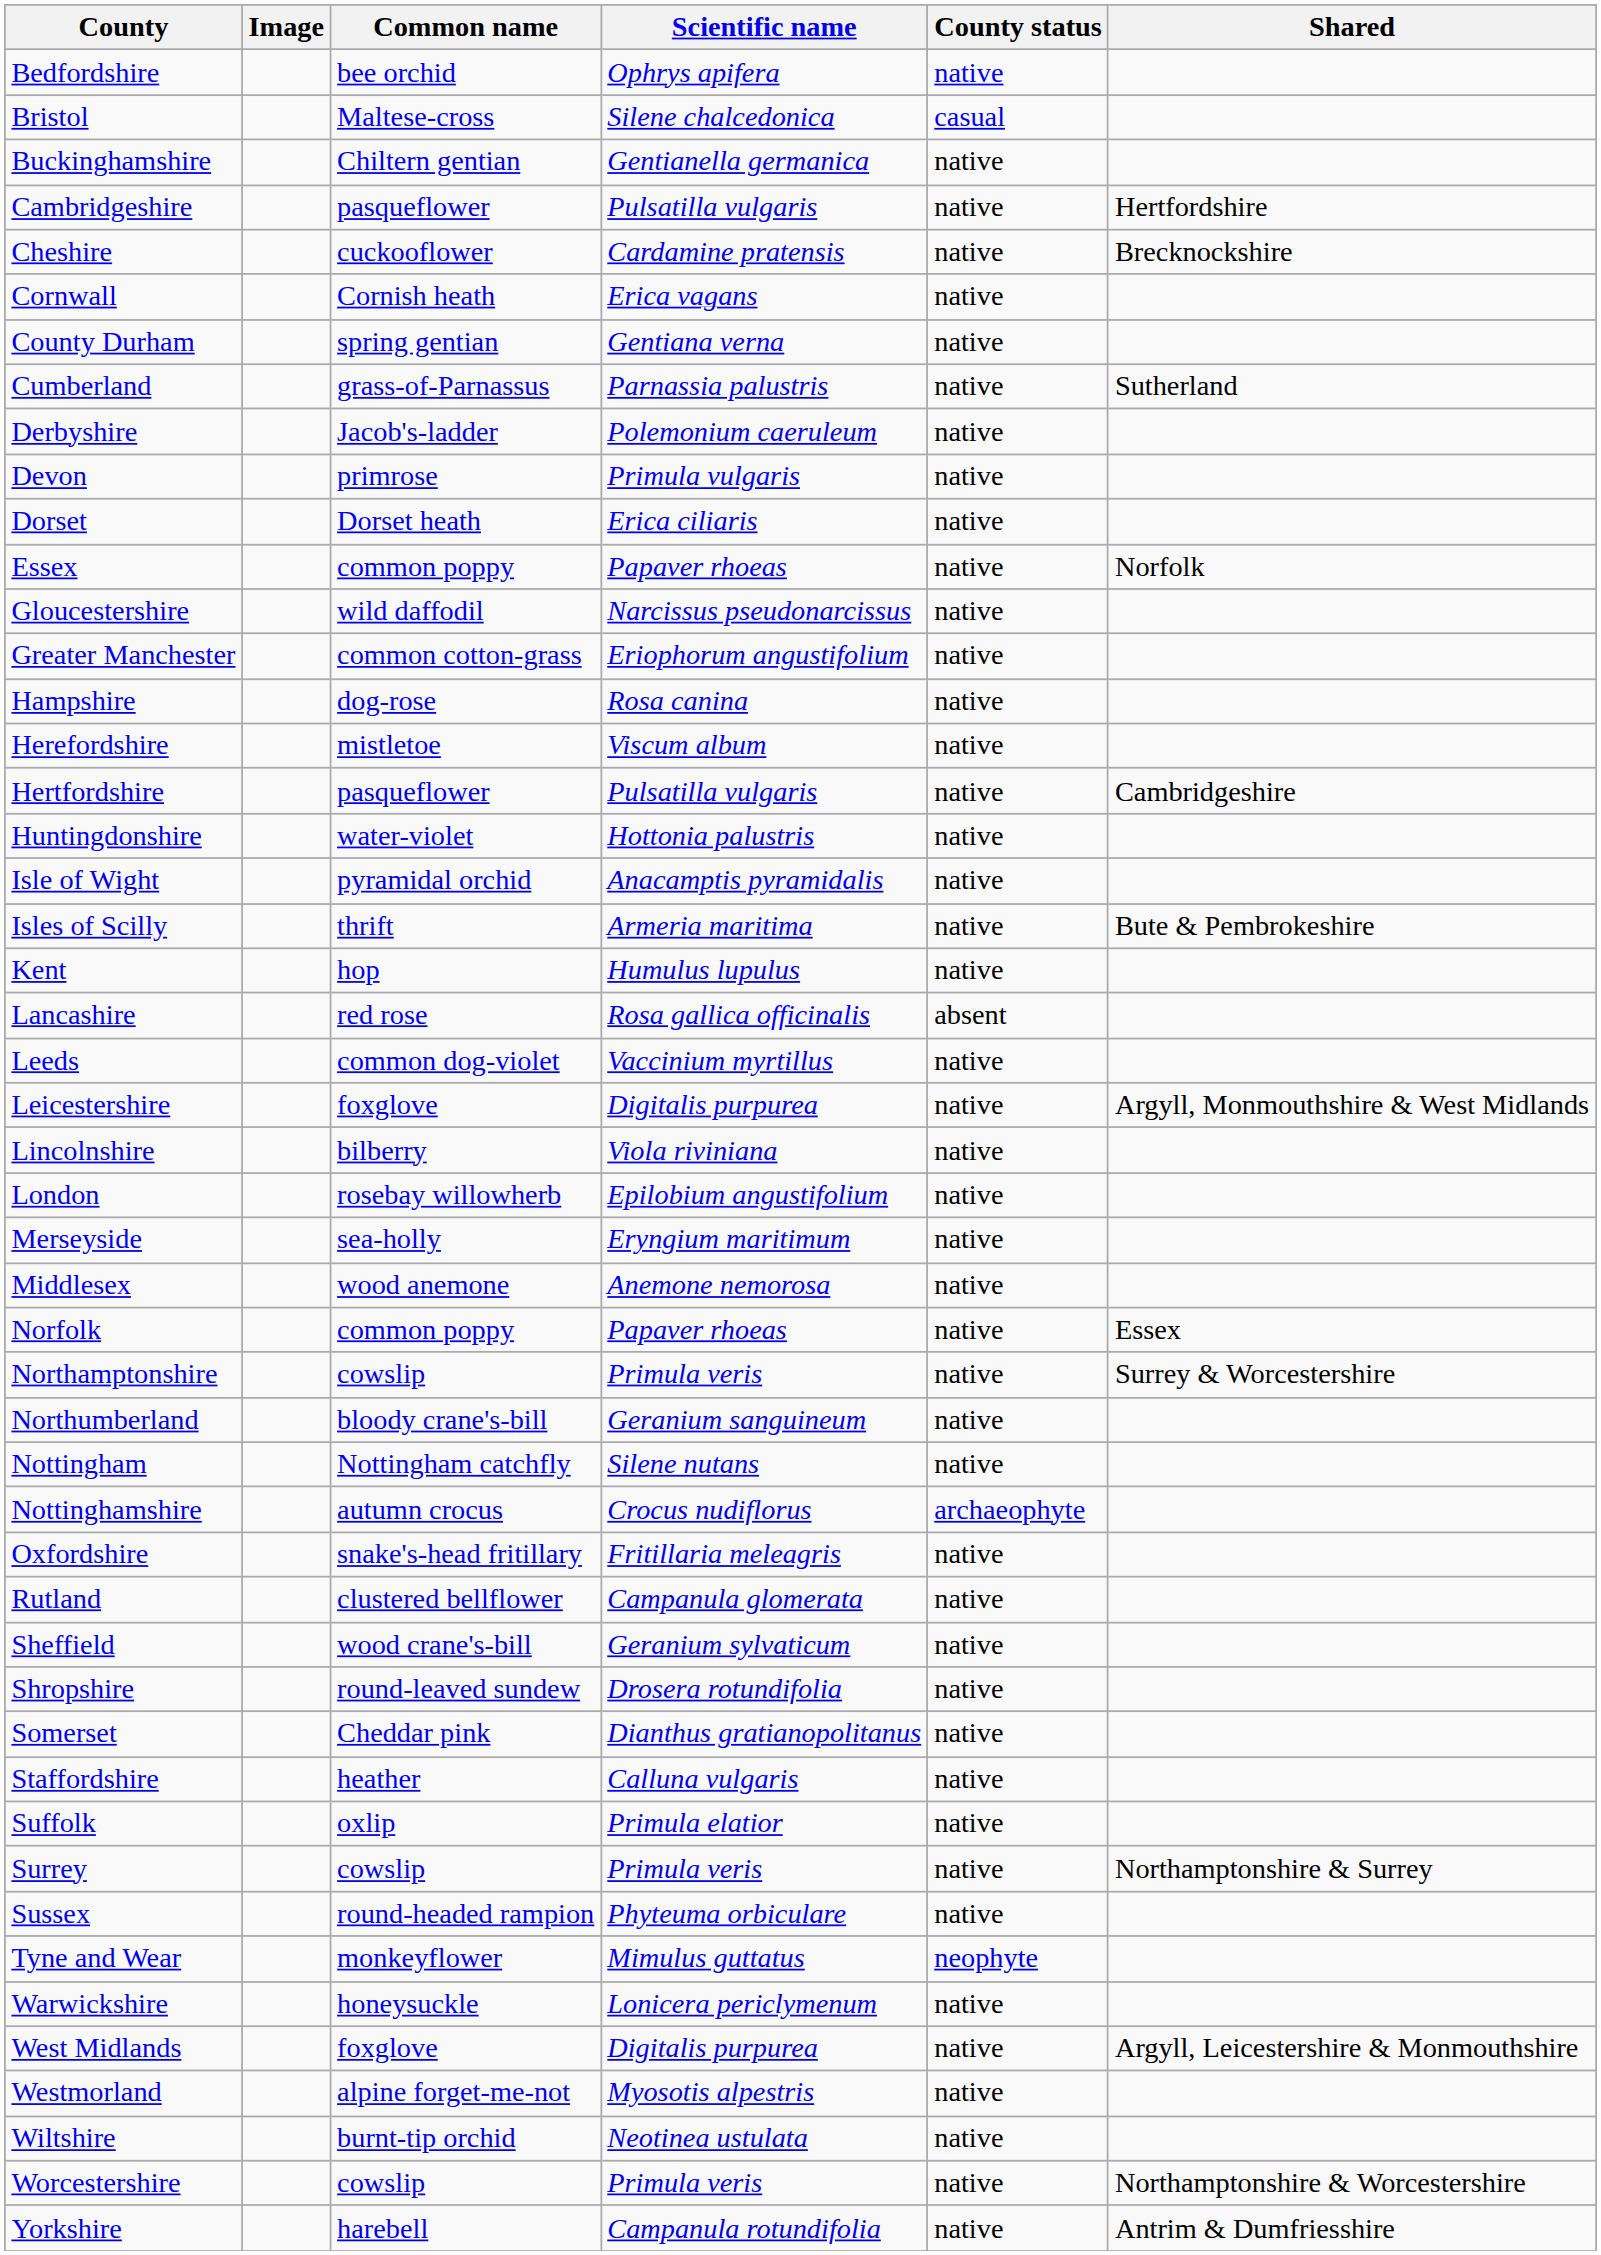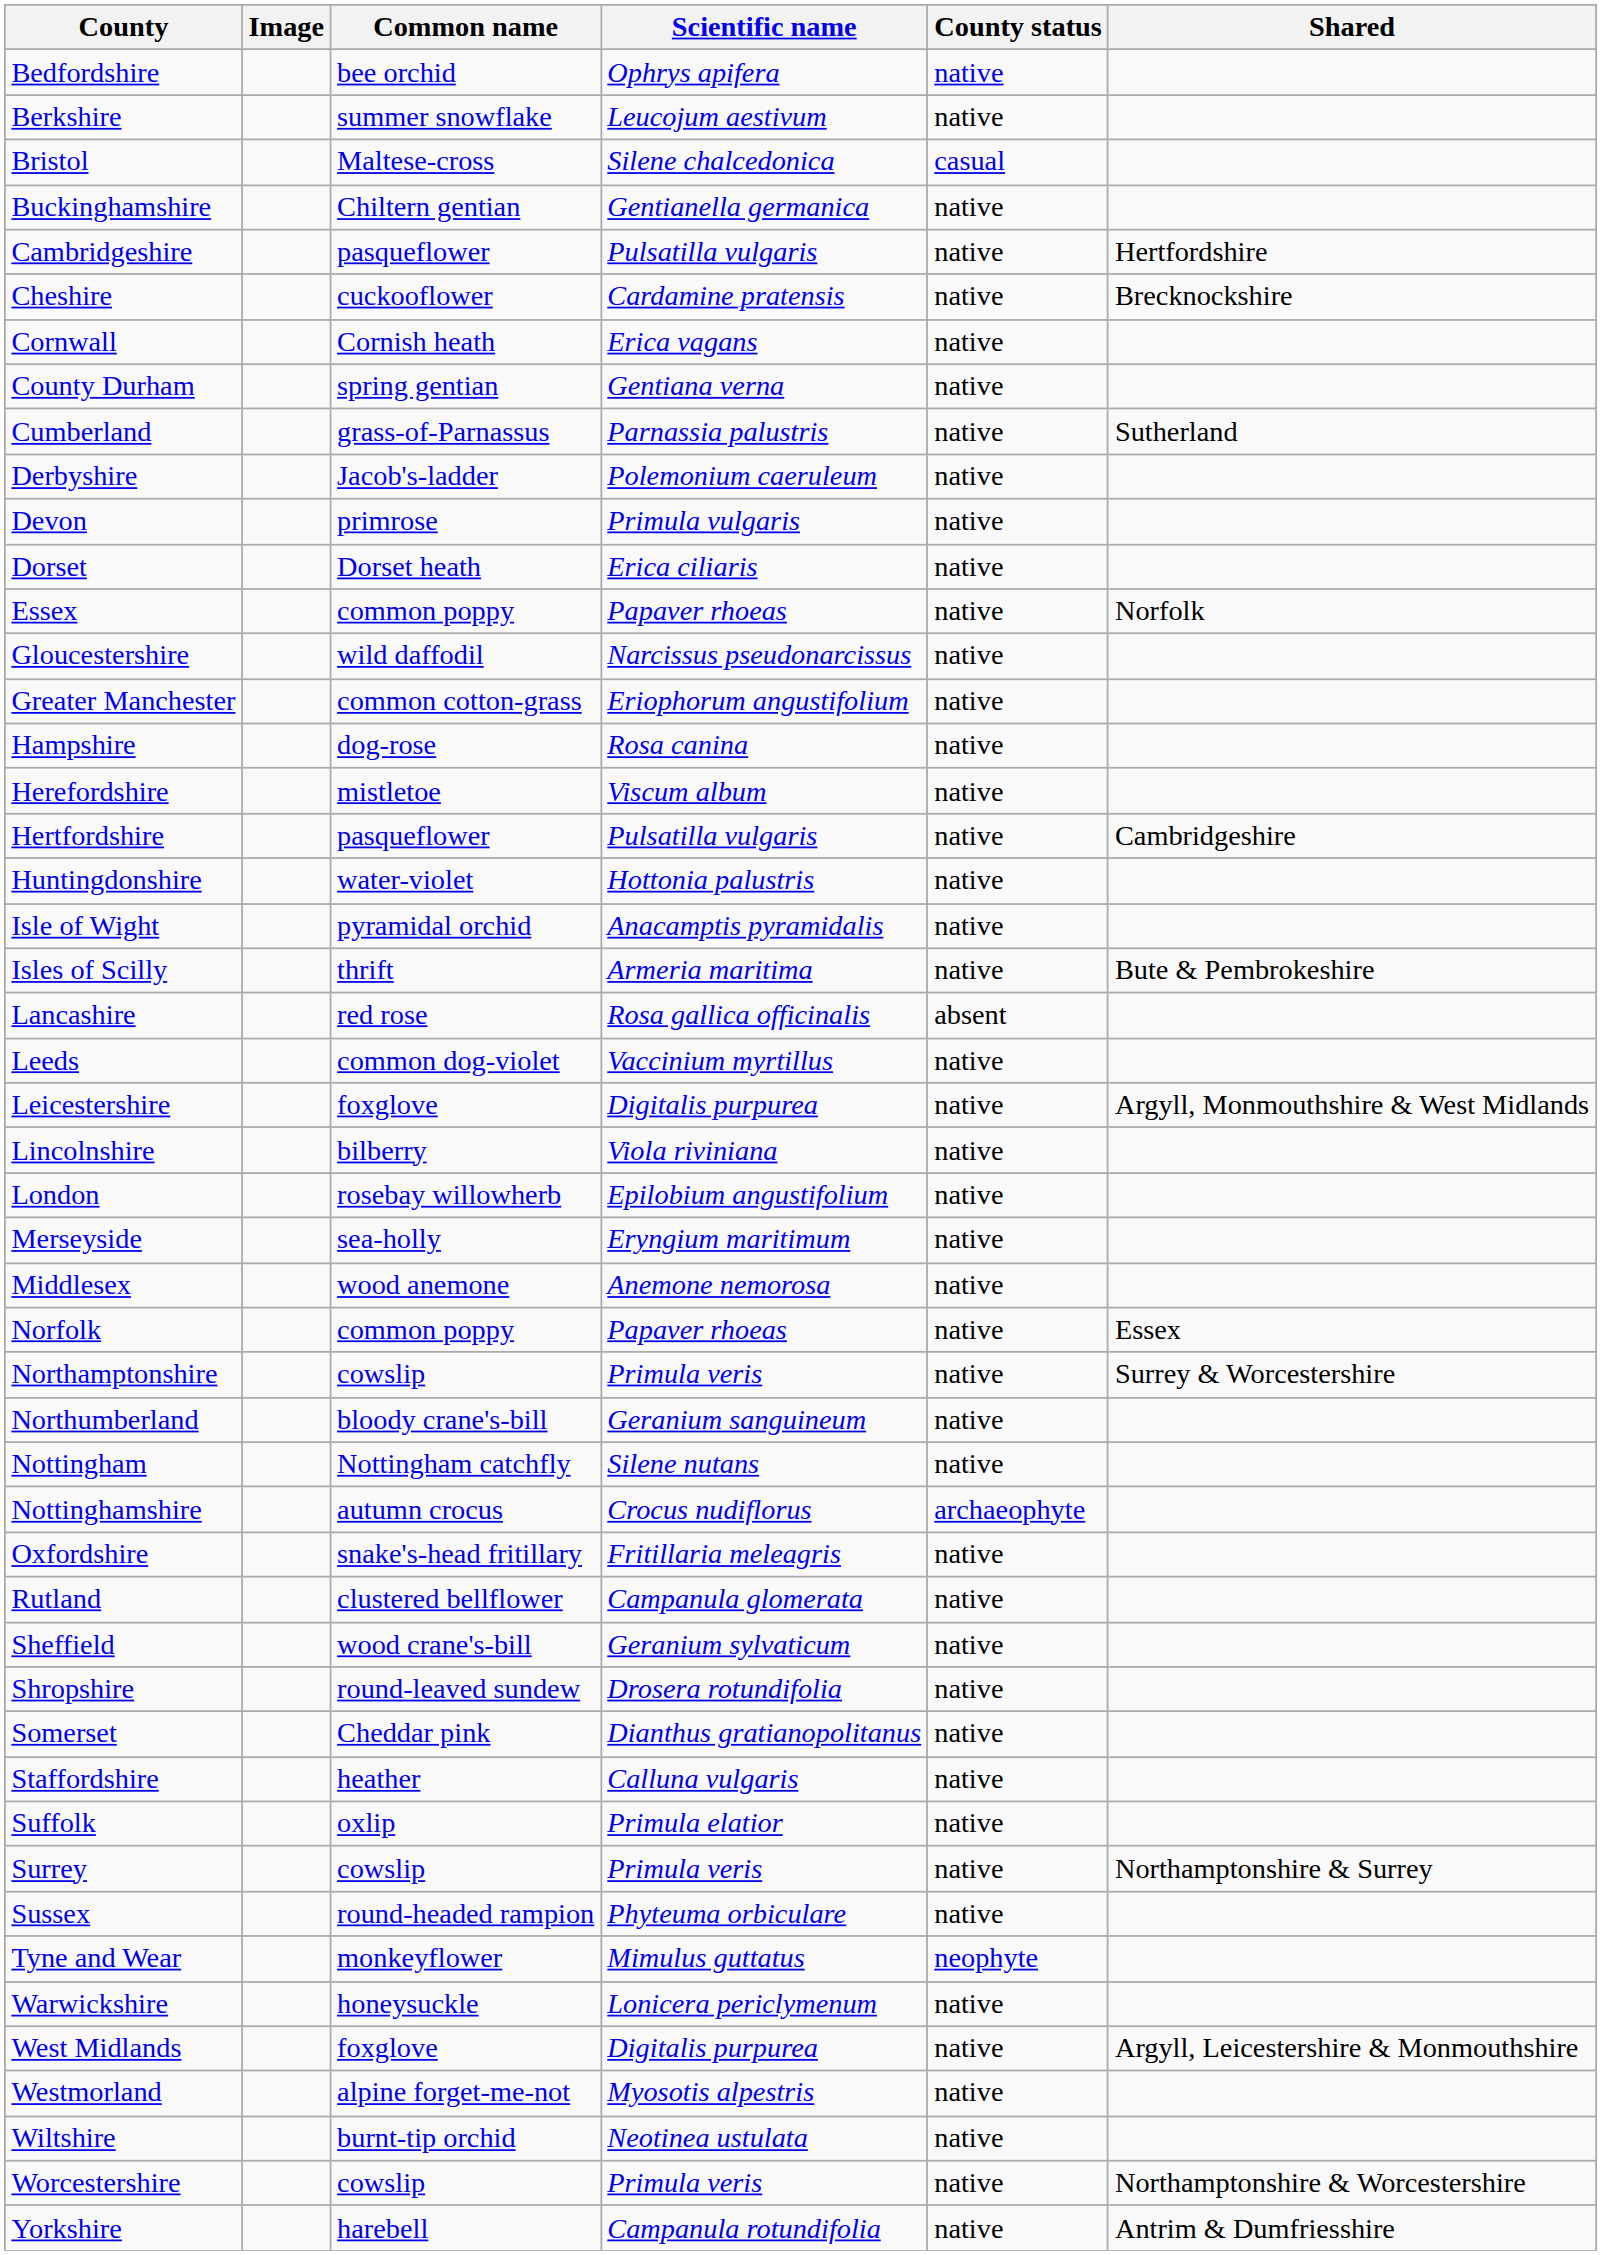+ row: (66, 116)
- row: (39, 970)
